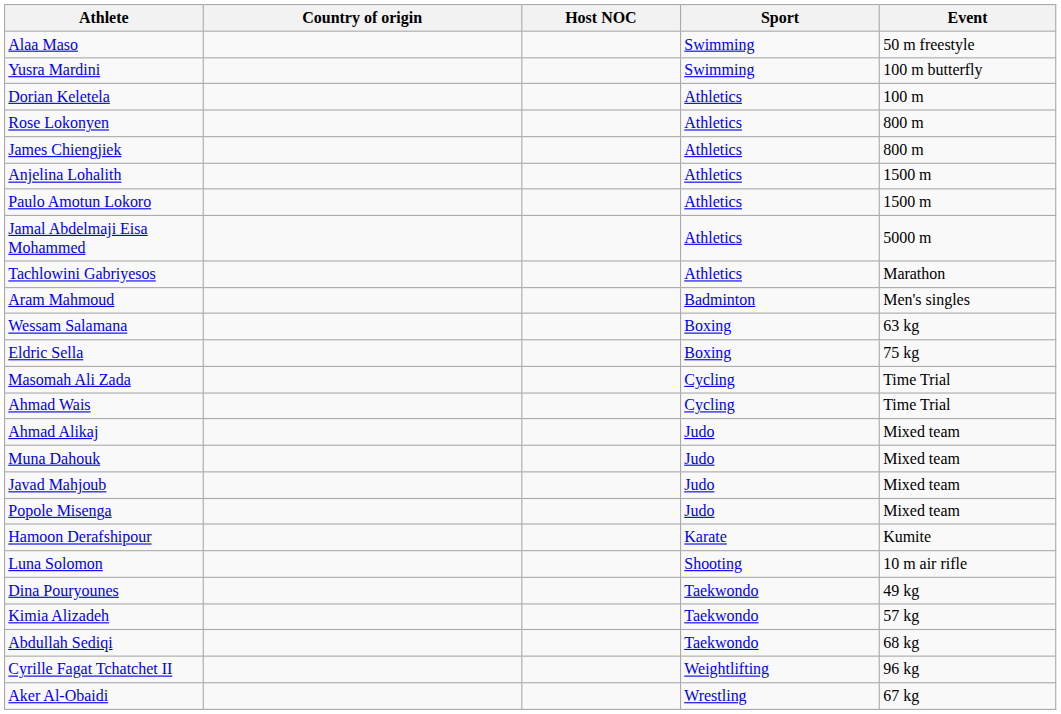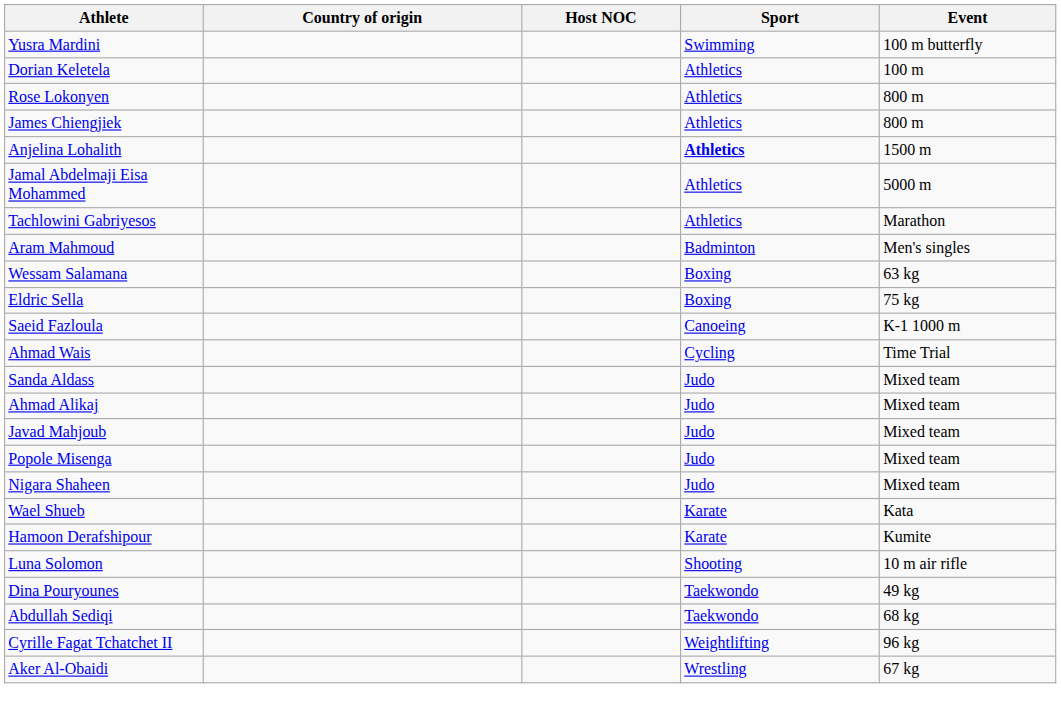- row: (43, 44)
(713, 176) normal -> (714, 149) bold
- row: (80, 202)
+ row: (56, 326)
- row: (70, 379)
+ row: (51, 379)
- row: (54, 458)
+ row: (59, 485)
+ row: (46, 511)
- row: (59, 616)
